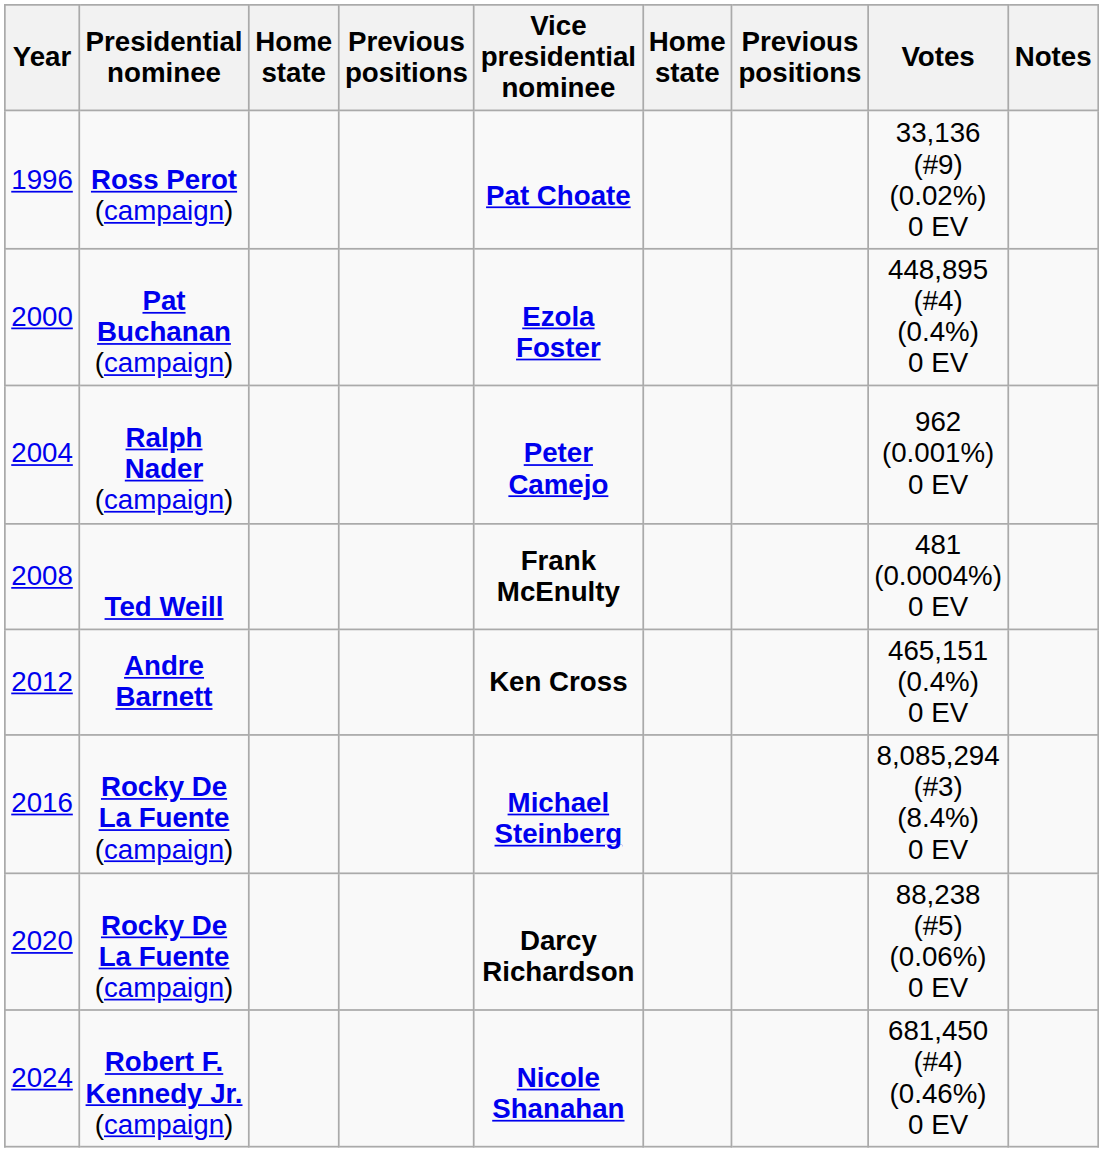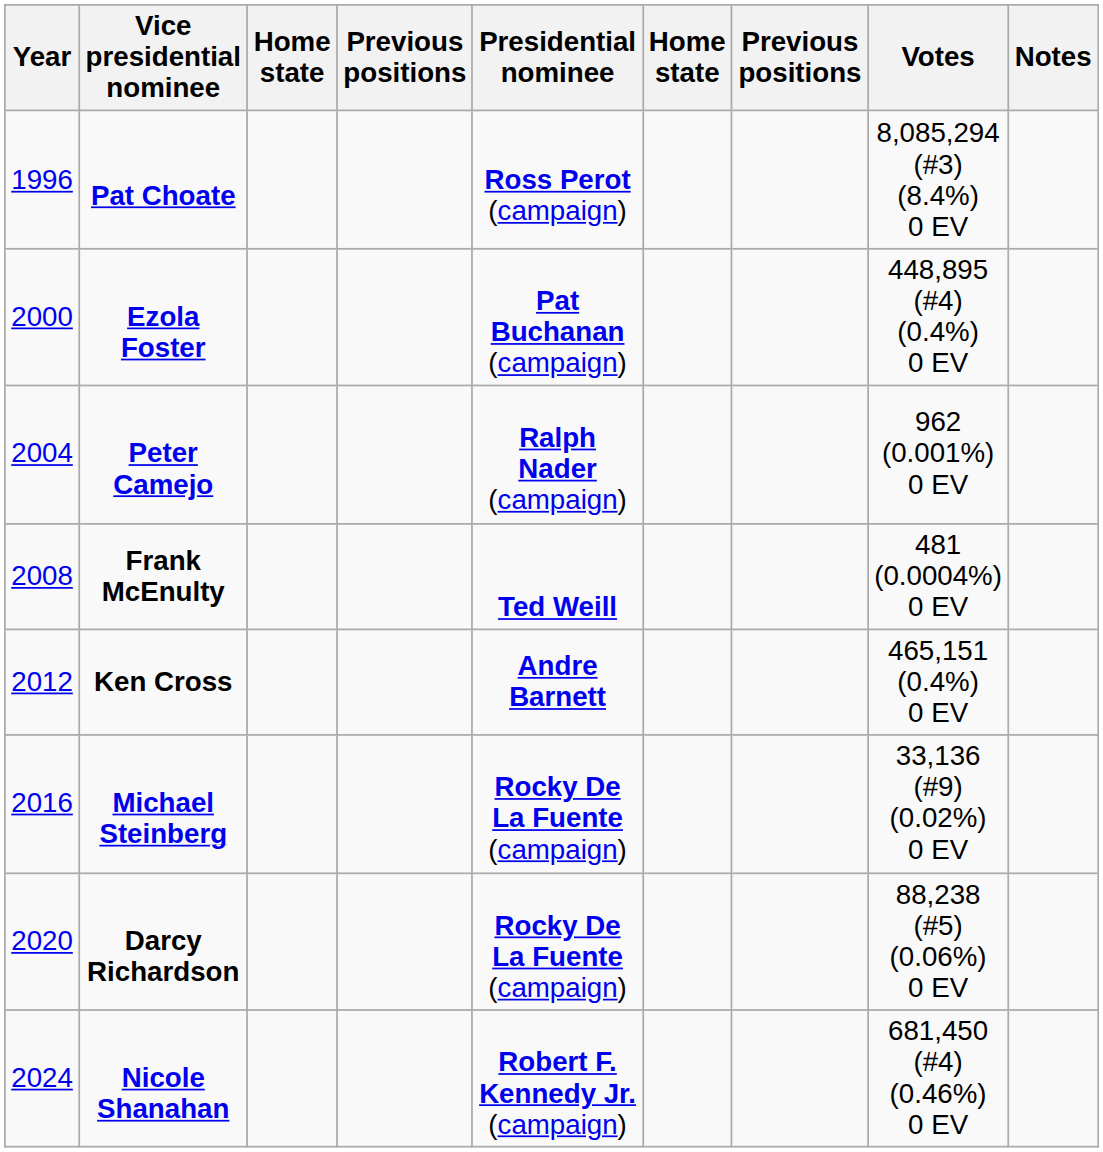columns swapped: (164, 57) <-> (558, 57)
(938, 179) 33,136 (#9) (0.02%) 0 EV -> (938, 179) 8,085,294 (#3) (8.4%) 0 EV
(938, 803) 8,085,294 (#3) (8.4%) 0 EV -> (938, 803) 33,136 (#9) (0.02%) 0 EV
